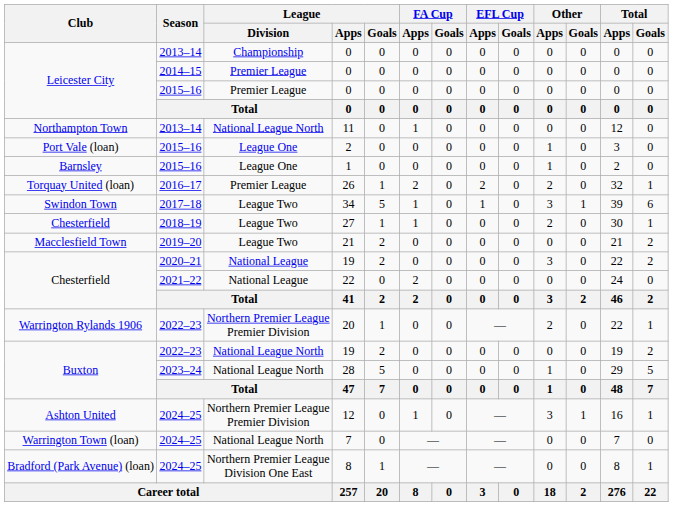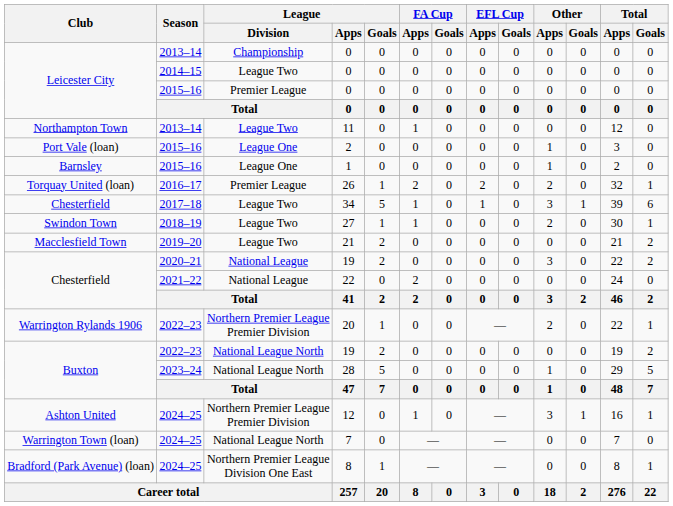(268, 71) Premier League -> (268, 71) League Two
(268, 128) National League North -> (268, 128) League Two
(81, 204) Swindon Town -> (81, 204) Chesterfield
(81, 223) Chesterfield -> (81, 223) Swindon Town
